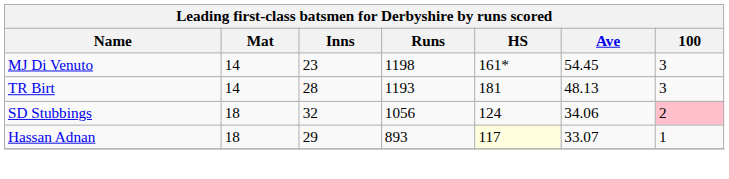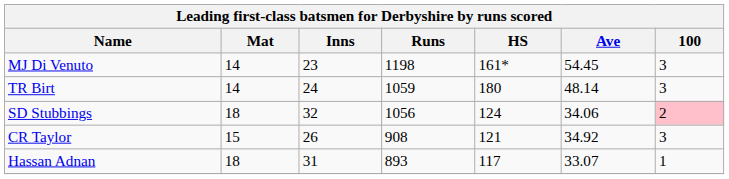(310, 88) 28 -> (310, 88) 24
(400, 88) 1193 -> (400, 88) 1059
(490, 88) 181 -> (490, 88) 180
(581, 88) 48.13 -> (581, 88) 48.14
+ row: (40, 137)
(310, 137) 29 -> (310, 161) 31
(490, 137) lightyellow background -> (490, 161) no background
